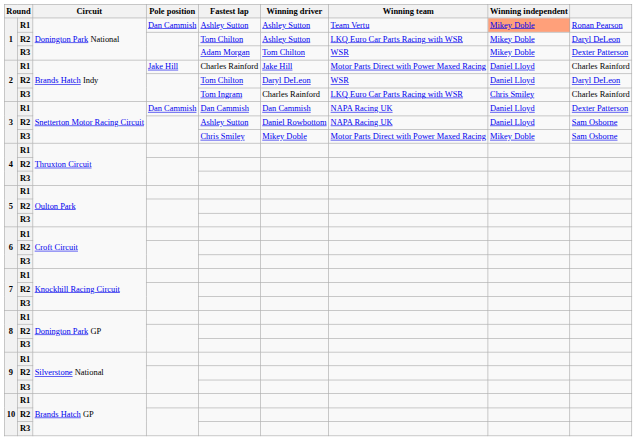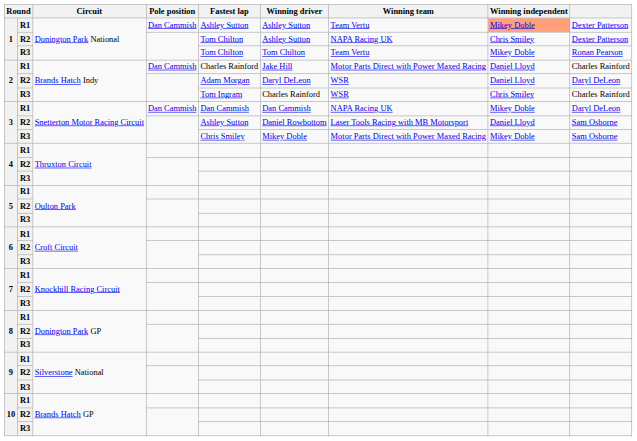(597, 24) Ronan Pearson -> (600, 24) Dexter Patterson
(397, 38) LKQ Euro Car Parts Racing with WSR -> (362, 38) NAPA Racing UK
(512, 38) Mikey Doble -> (512, 38) Chris Smiley
(596, 38) Daryl DeLeon -> (600, 38) Dexter Patterson
(225, 52) Adam Morgan -> (222, 52) Tom Chilton
(340, 52) WSR -> (350, 52) Team Vertu
(600, 52) Dexter Patterson -> (597, 52) Ronan Pearson
(163, 66) Jake Hill -> (172, 66) Dan Cammish
(222, 80) Tom Chilton -> (225, 80) Adam Morgan
(397, 94) LKQ Euro Car Parts Racing with WSR -> (340, 94) WSR
(512, 108) Daniel Lloyd -> (512, 108) Mikey Doble
(600, 108) Dexter Patterson -> (596, 108) Daryl DeLeon
(362, 122) NAPA Racing UK -> (399, 122) Laser Tools Racing with MB Motorsport
